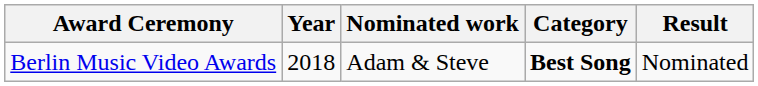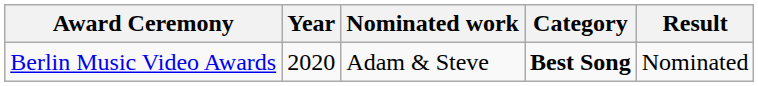(311, 61) 2018 -> (311, 61) 2020
